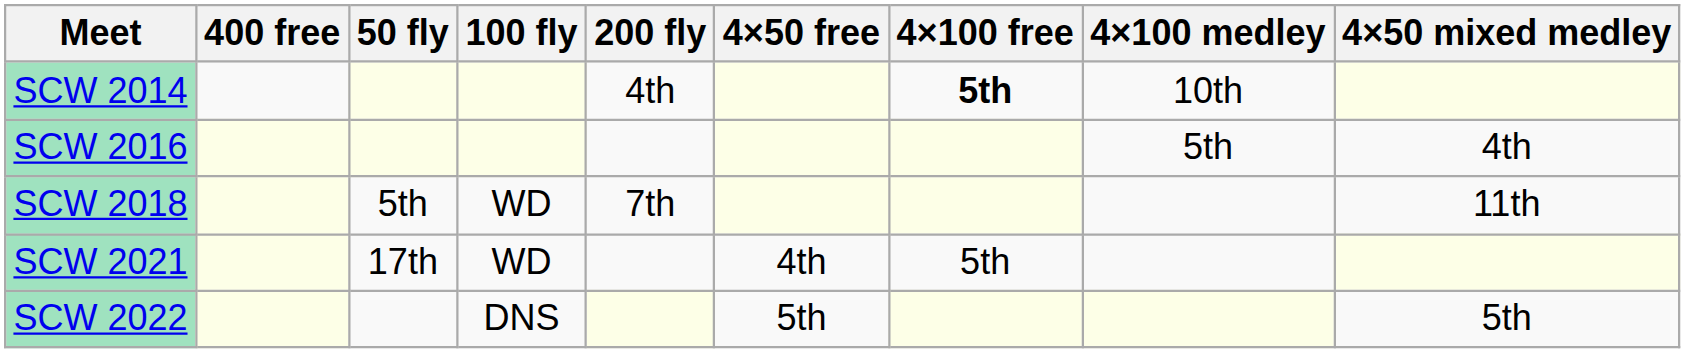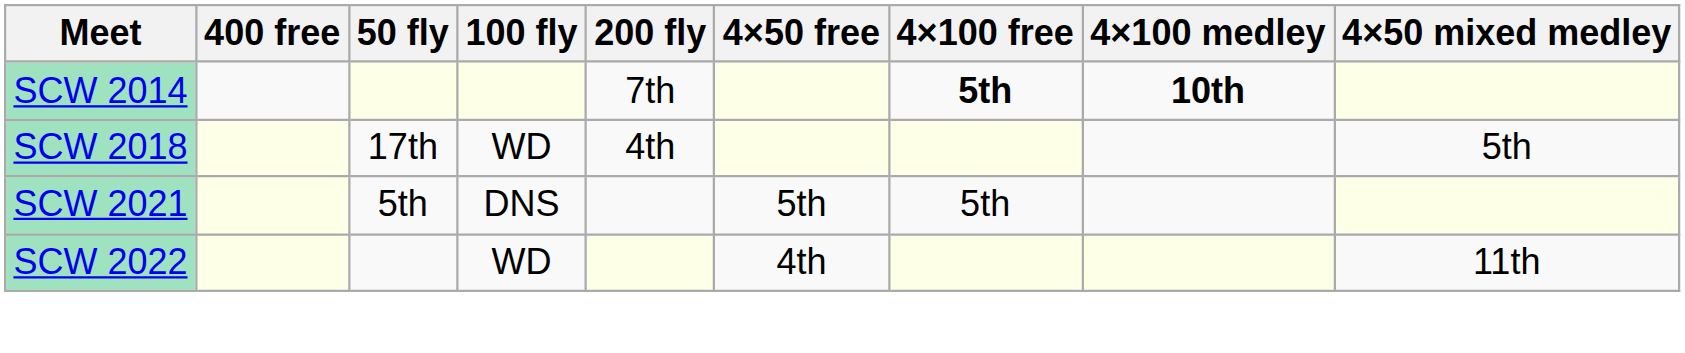(650, 90) 4th -> (650, 90) 7th
(1208, 90) normal -> (1208, 90) bold
- row: (100, 147)
(403, 204) 5th -> (403, 147) 17th
(650, 204) 7th -> (650, 147) 4th
(1507, 204) 11th -> (1507, 147) 5th
(403, 261) 17th -> (403, 204) 5th
(522, 261) WD -> (522, 204) DNS
(801, 261) 4th -> (801, 204) 5th
(522, 318) DNS -> (522, 261) WD
(801, 318) 5th -> (801, 261) 4th
(1507, 318) 5th -> (1507, 261) 11th
